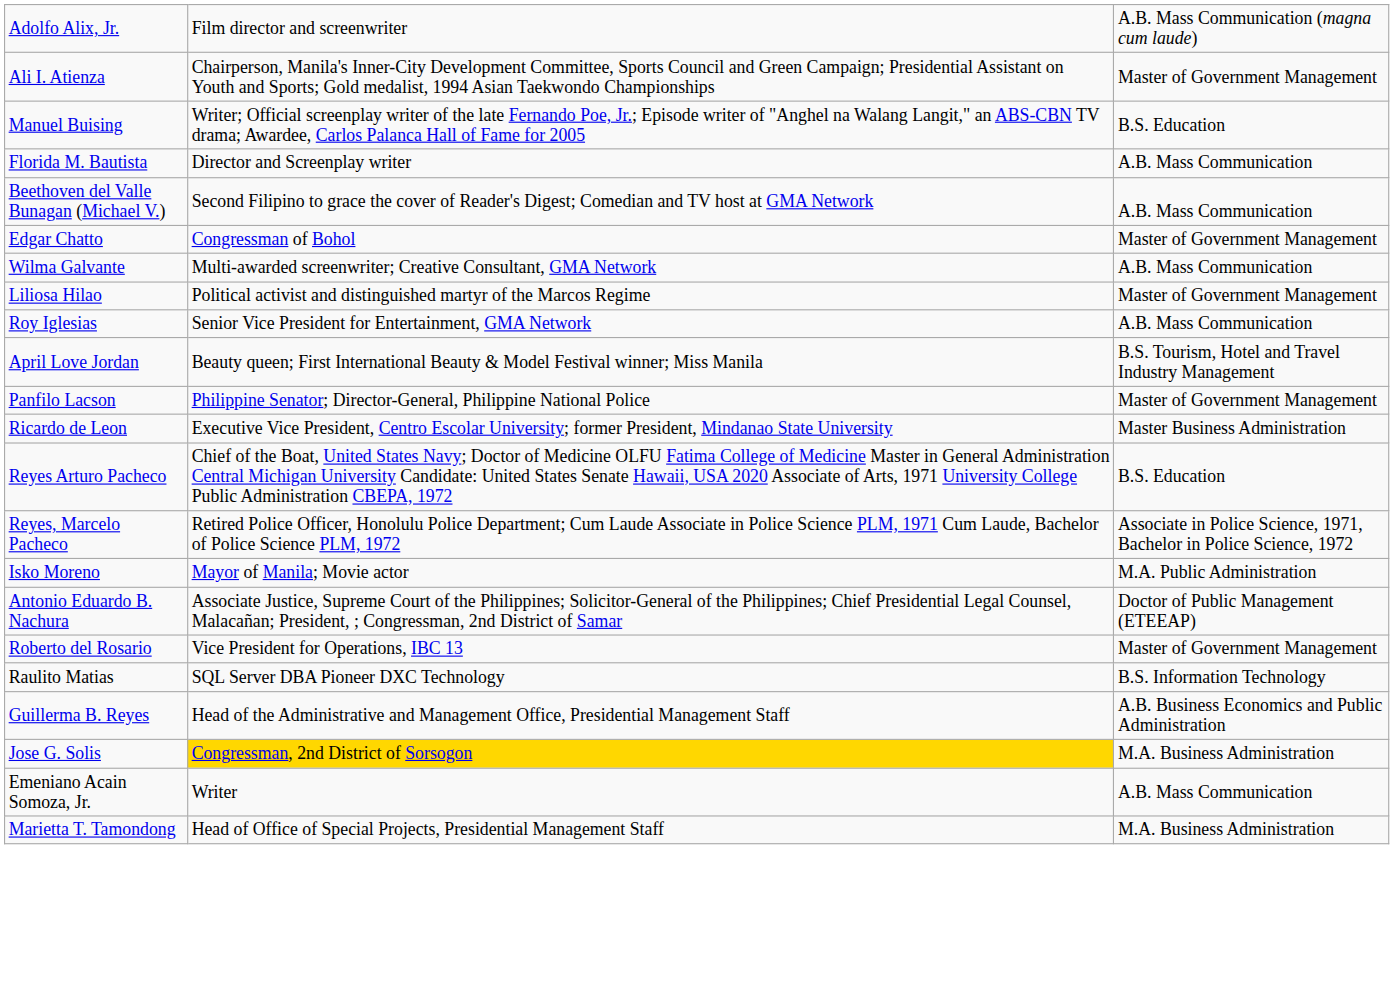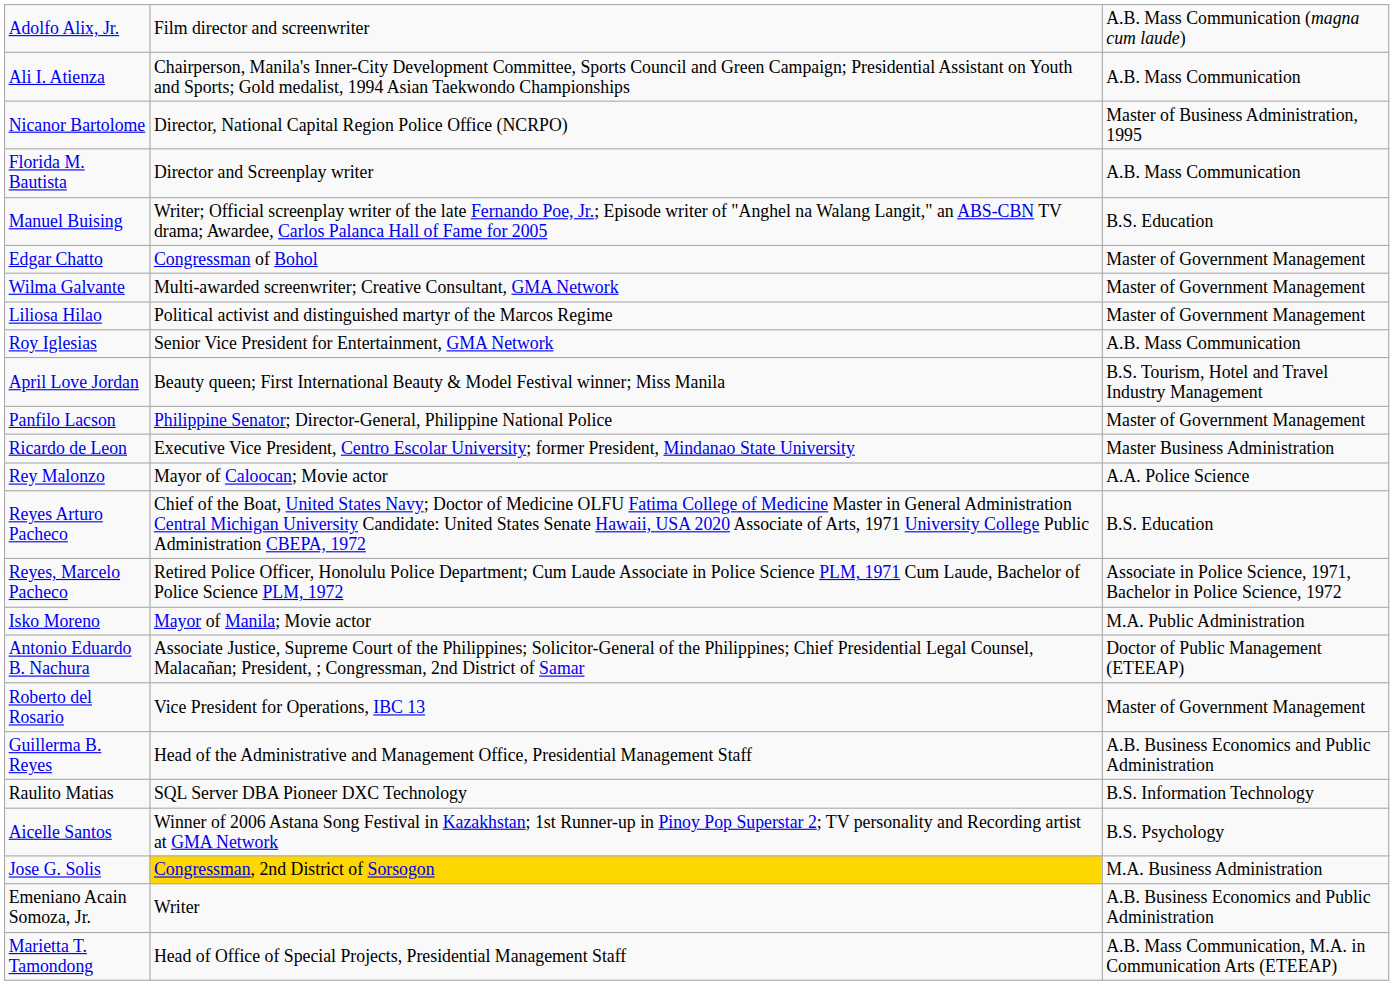(1247, 76) Master of Government Management -> (1203, 76) A.B. Mass Communication
+ row: (77, 124)
rows swapped: (78, 163) <-> (66, 124)
- row: (87, 201)
(1215, 267) A.B. Mass Communication -> (1236, 287) Master of Government Management
+ row: (57, 476)
rows swapped: (61, 677) <-> (79, 715)
+ row: (60, 831)
(1215, 791) A.B. Mass Communication -> (1238, 907) A.B. Business Economics and Public Administration
(1226, 829) M.A. Business Administration -> (1236, 956) A.B. Mass Communication, M.A. in Communication Arts (ETEEAP)
